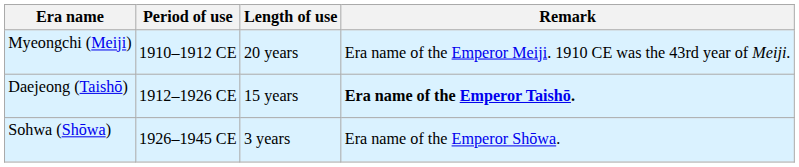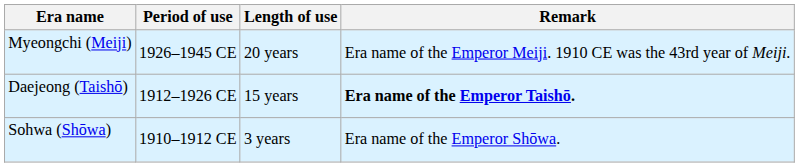(188, 52) 1910–1912 CE -> (188, 52) 1926–1945 CE
(188, 139) 1926–1945 CE -> (188, 139) 1910–1912 CE
